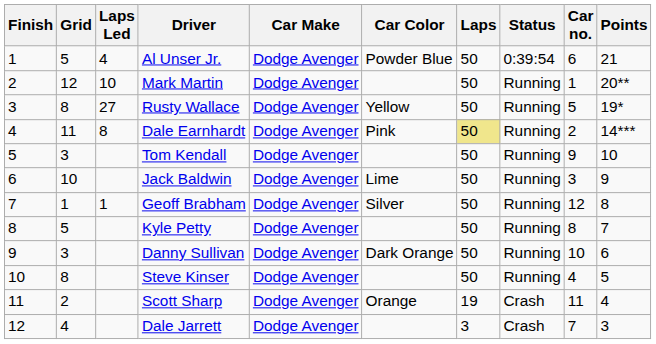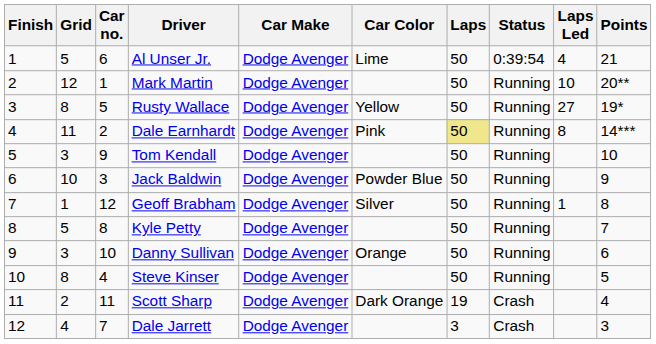columns swapped: (581, 25) <-> (117, 25)
(410, 58) Powder Blue -> (399, 58) Lime
(410, 180) Lime -> (399, 180) Powder Blue
(410, 253) Dark Orange -> (399, 253) Orange
(410, 302) Orange -> (399, 302) Dark Orange
